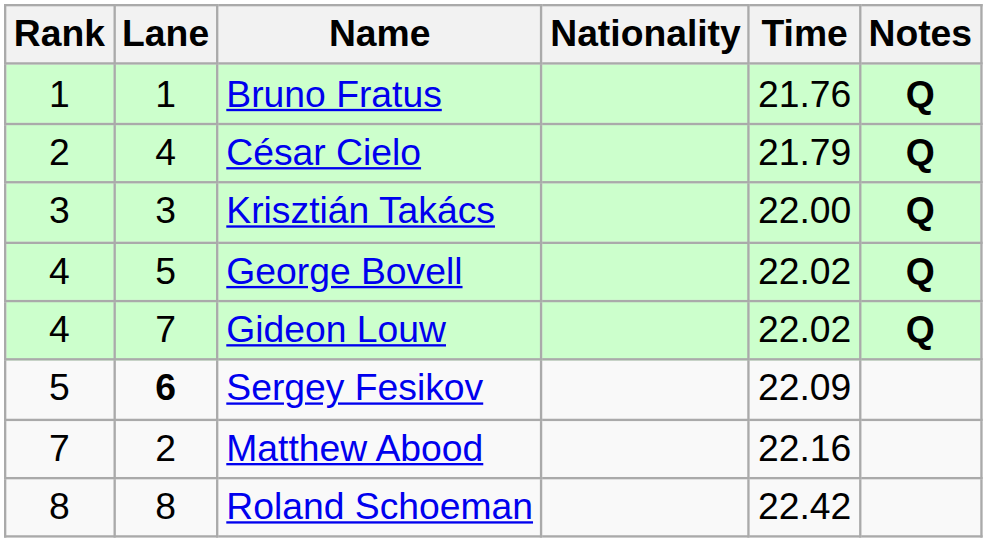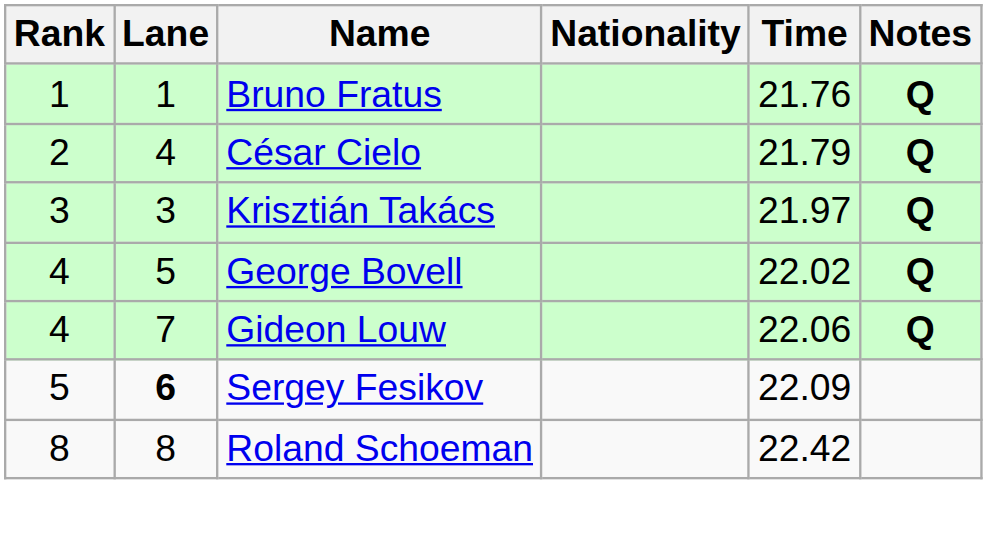(805, 211) 22.00 -> (805, 211) 21.97
(805, 329) 22.02 -> (805, 329) 22.06
- row: (355, 447)
